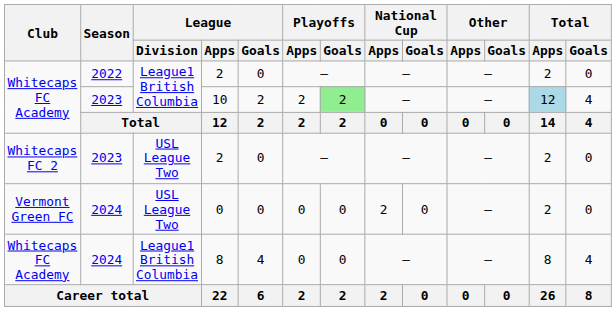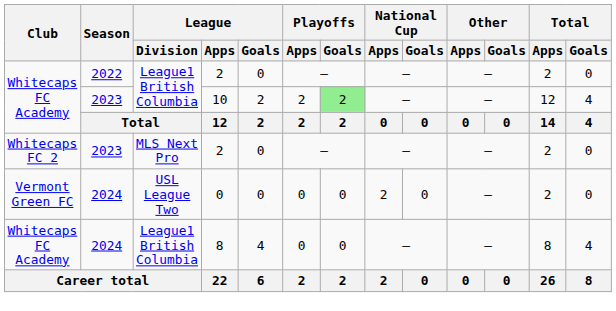(548, 99) lightblue background -> (548, 99) no background
(167, 158) USL League Two -> (167, 151) MLS Next Pro
